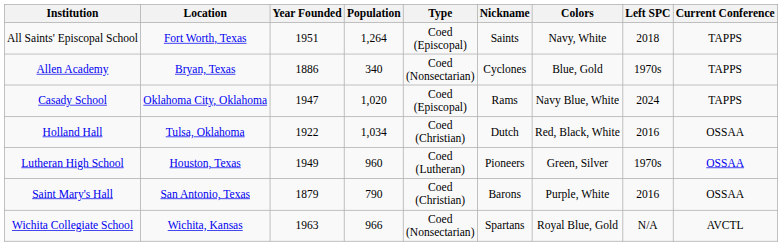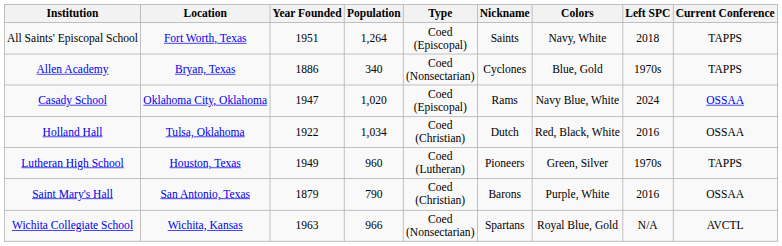(725, 100) TAPPS -> (725, 100) OSSAA
(725, 163) OSSAA -> (725, 163) TAPPS
